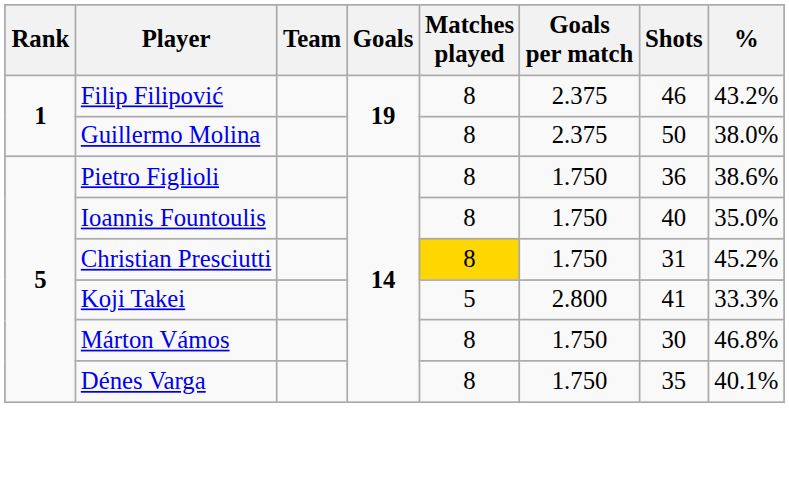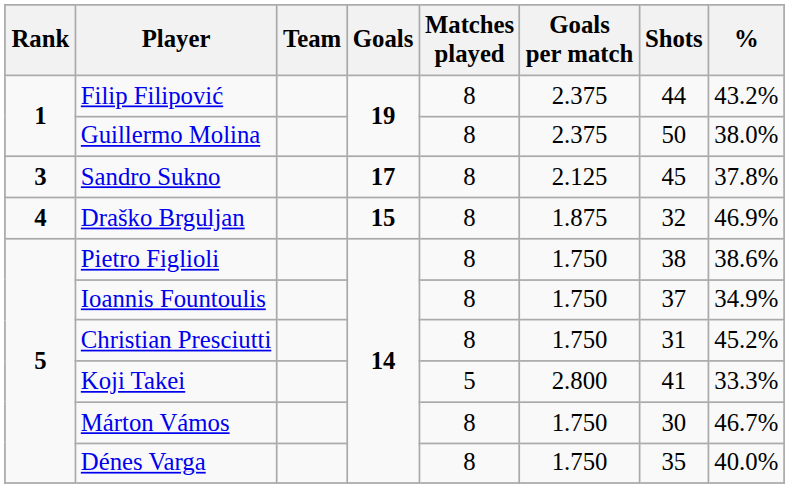(674, 95) 46 -> (674, 95) 44
+ row: (151, 177)
+ row: (163, 217)
(674, 177) 36 -> (674, 258) 38
(674, 217) 40 -> (674, 299) 37
(746, 217) 35.0% -> (746, 299) 34.9%
(470, 258) gold background -> (470, 340) no background
(746, 340) 46.8% -> (746, 422) 46.7%
(746, 381) 40.1% -> (746, 463) 40.0%
